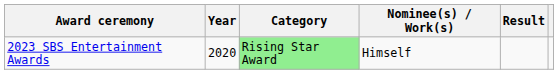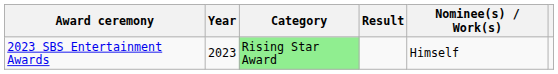columns swapped: (430, 21) <-> (524, 21)
(222, 53) 2020 -> (222, 53) 2023
